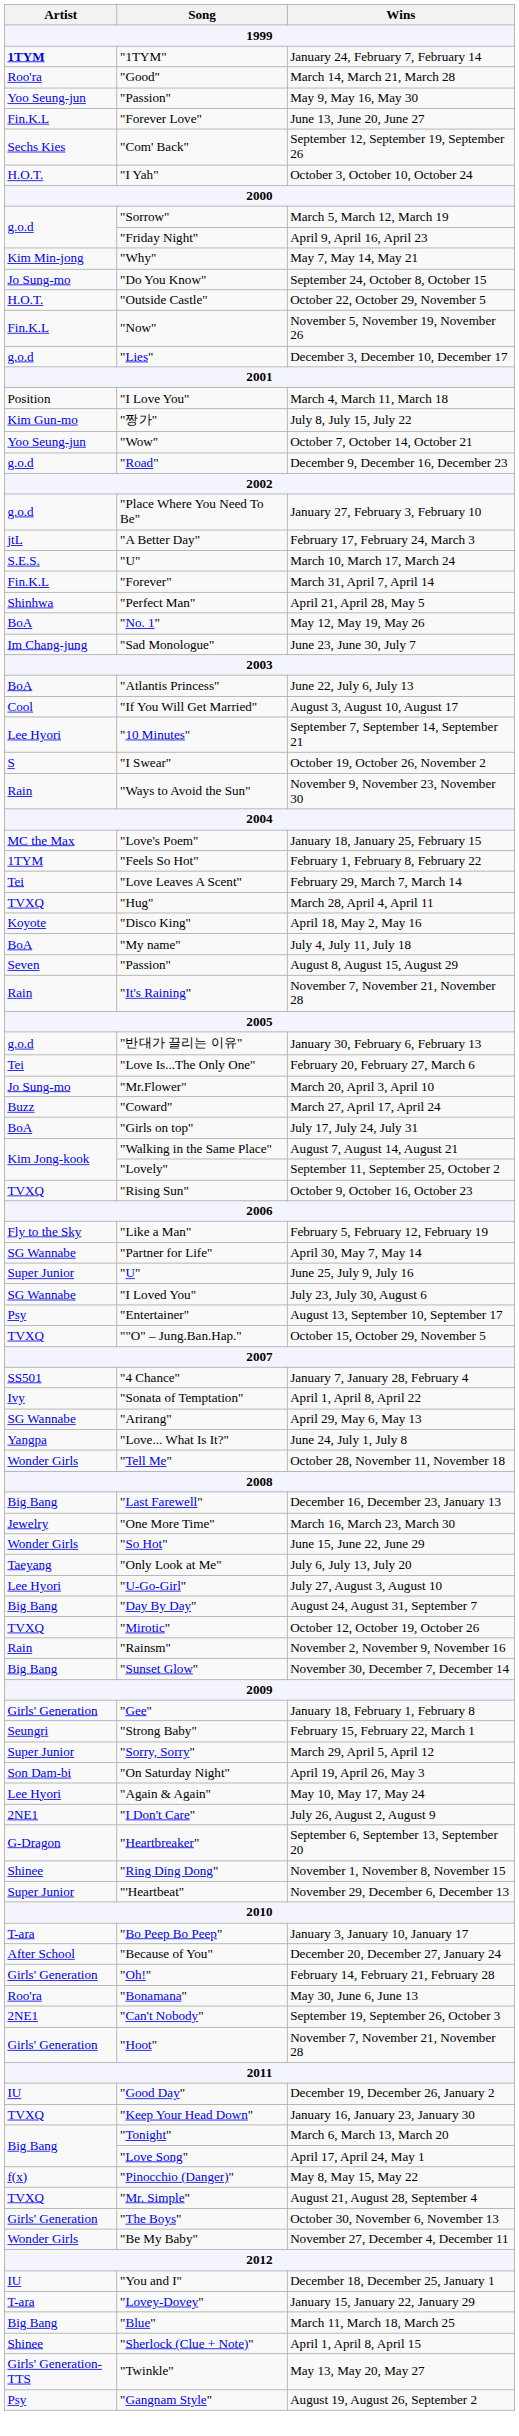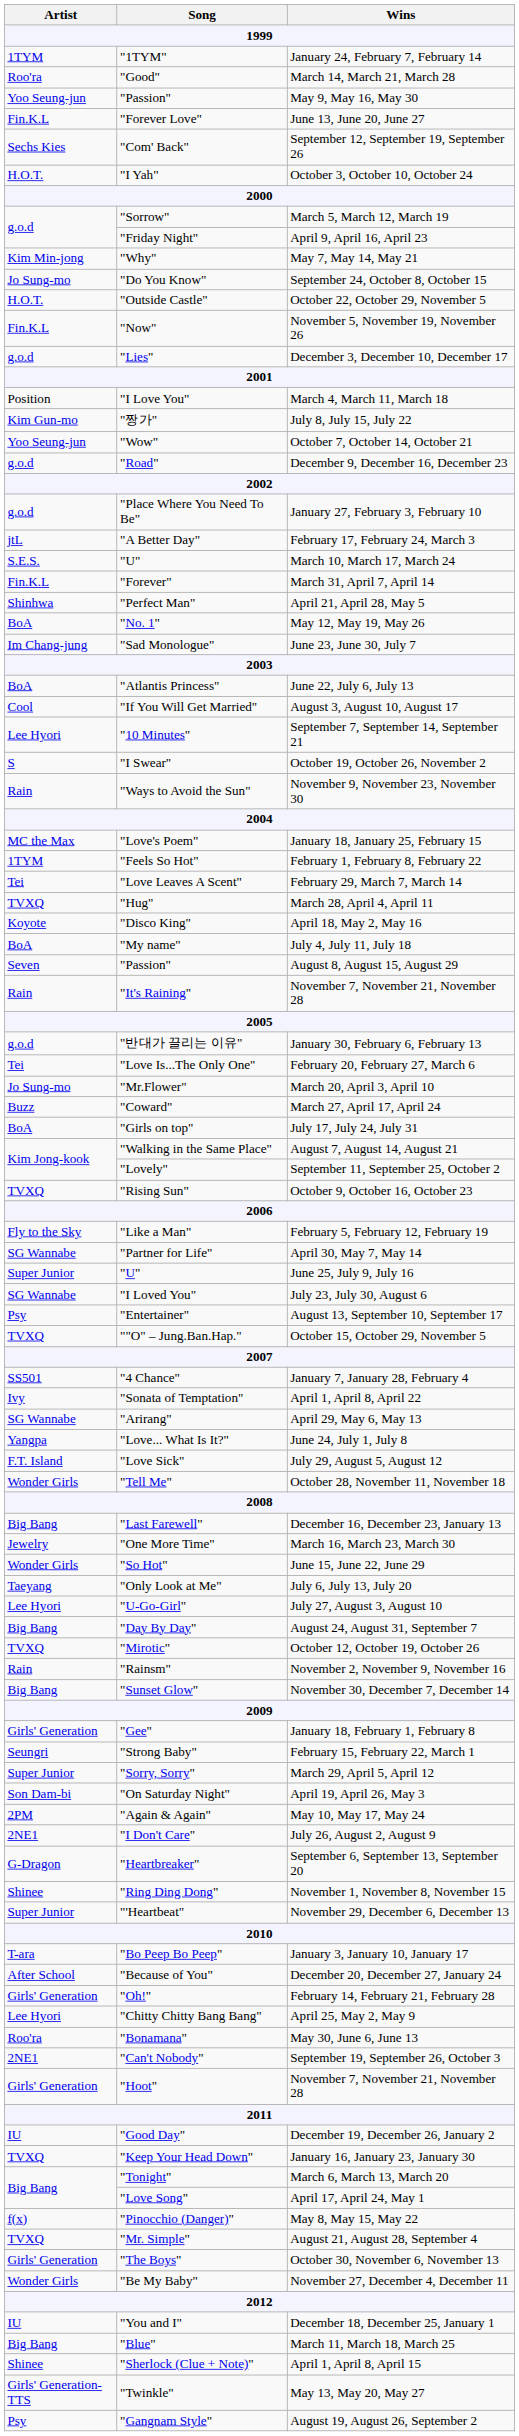(26, 56) bold -> (25, 56) normal
+ row: (152, 1460)
(34, 1793) Lee Hyori -> (20, 1814) 2PM
+ row: (191, 2016)
- row: (162, 2301)
